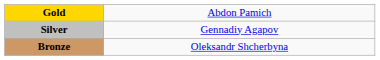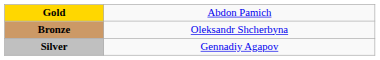rows swapped: (54, 30) <-> (54, 47)
